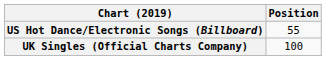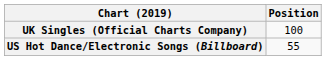rows swapped: (135, 47) <-> (135, 30)
